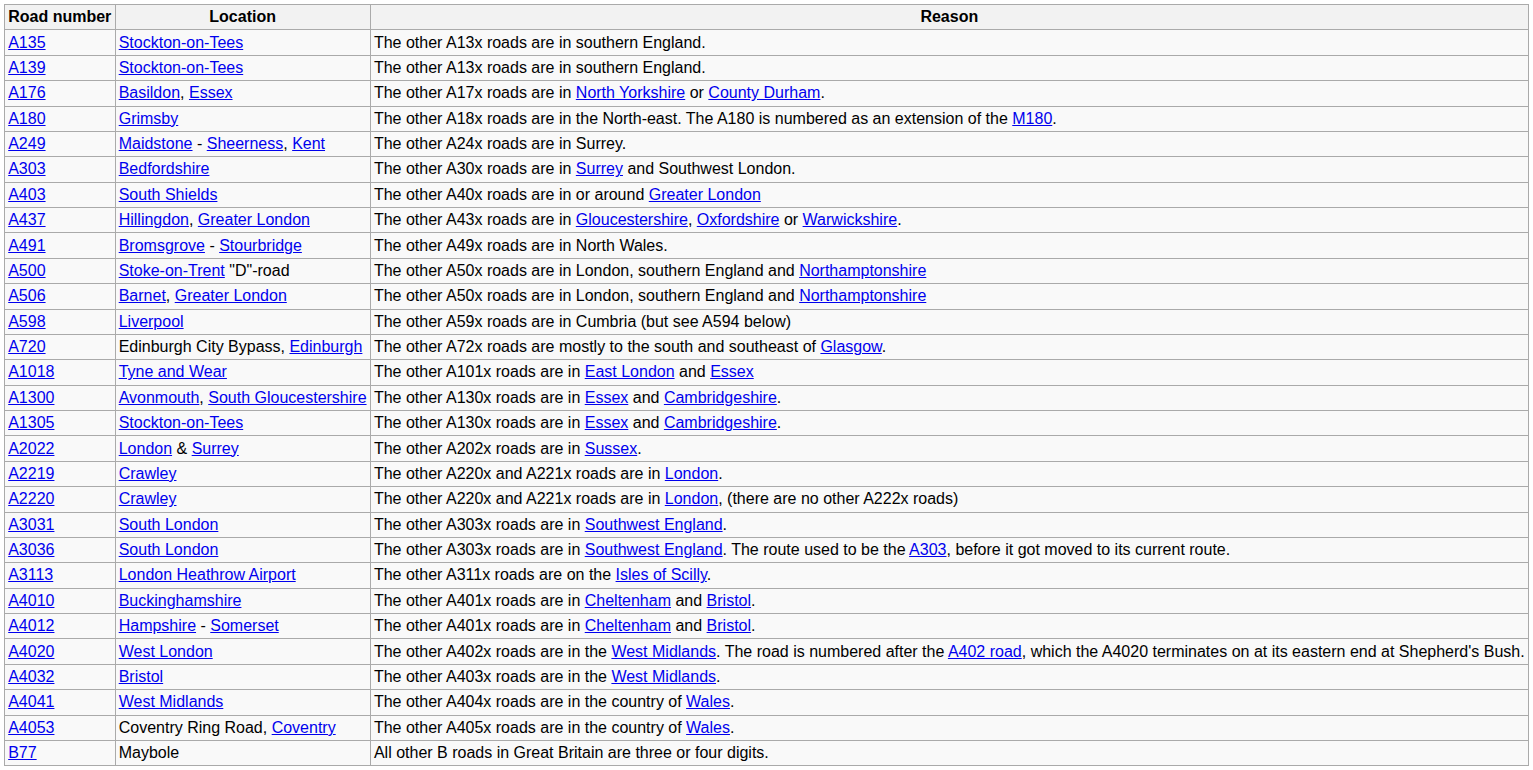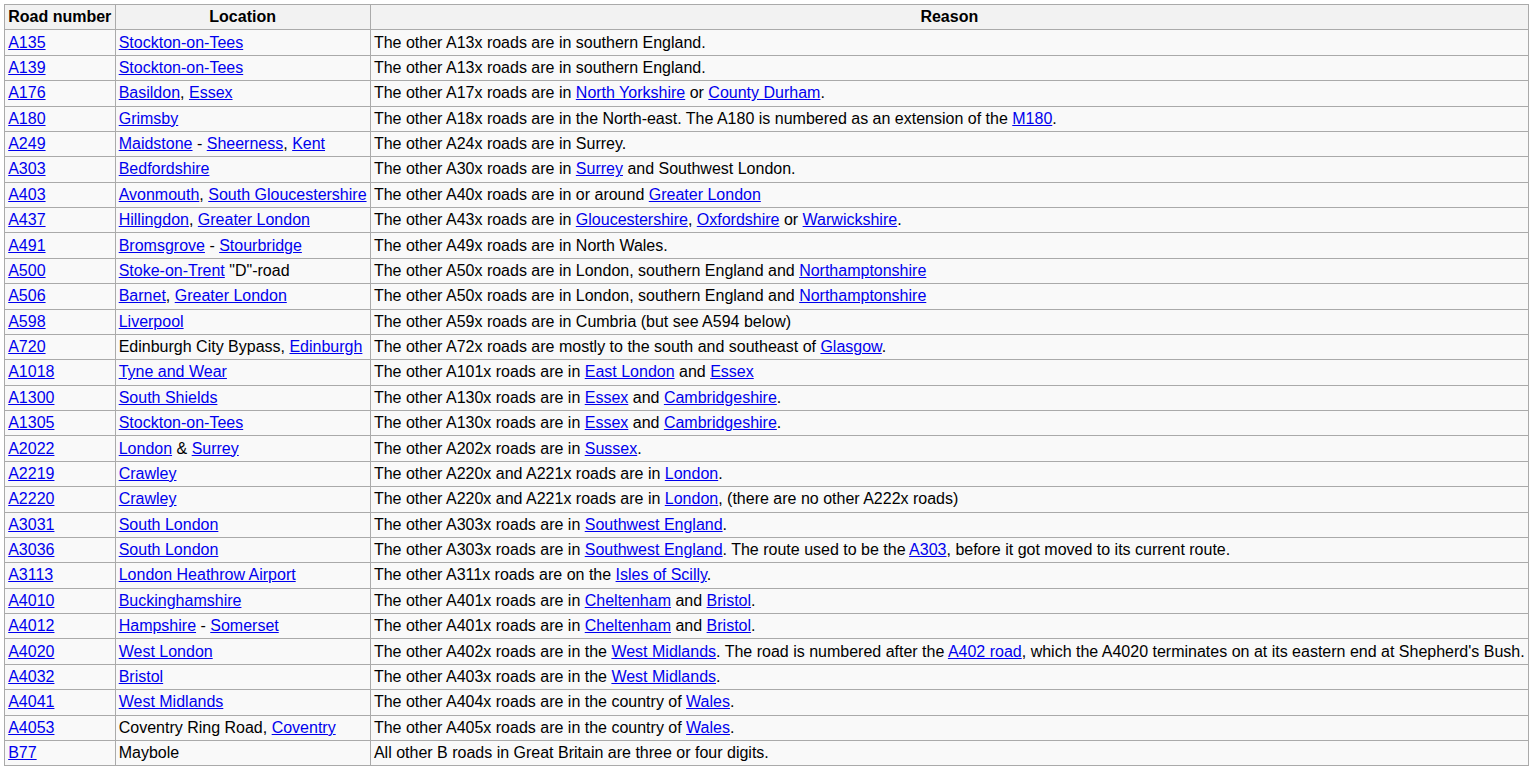(168, 194) South Shields -> (243, 194) Avonmouth, South Gloucestershire
(243, 397) Avonmouth, South Gloucestershire -> (168, 397) South Shields
